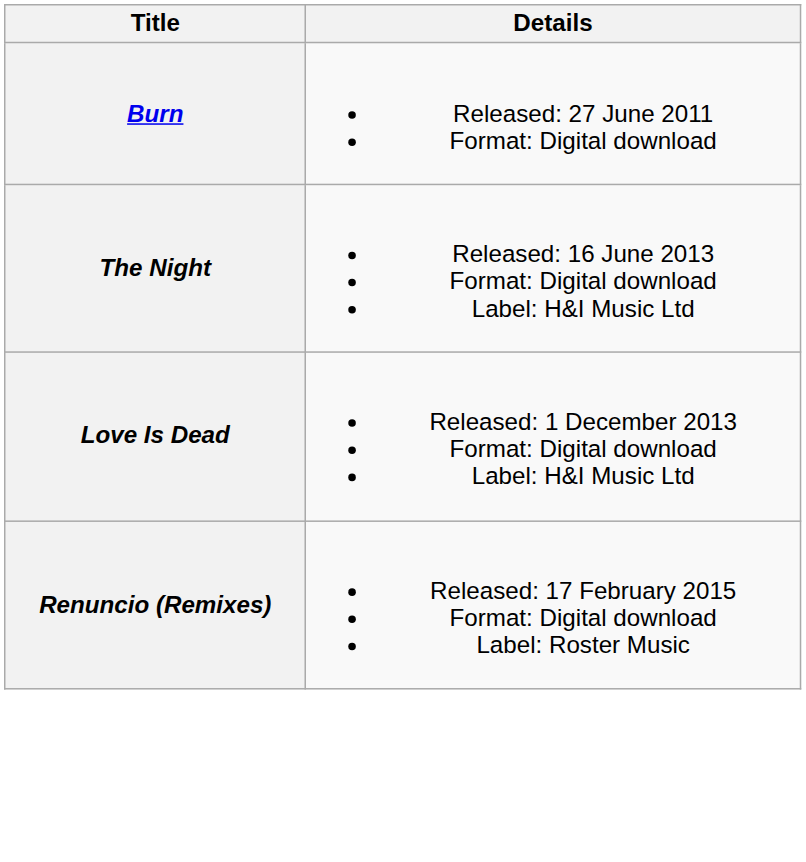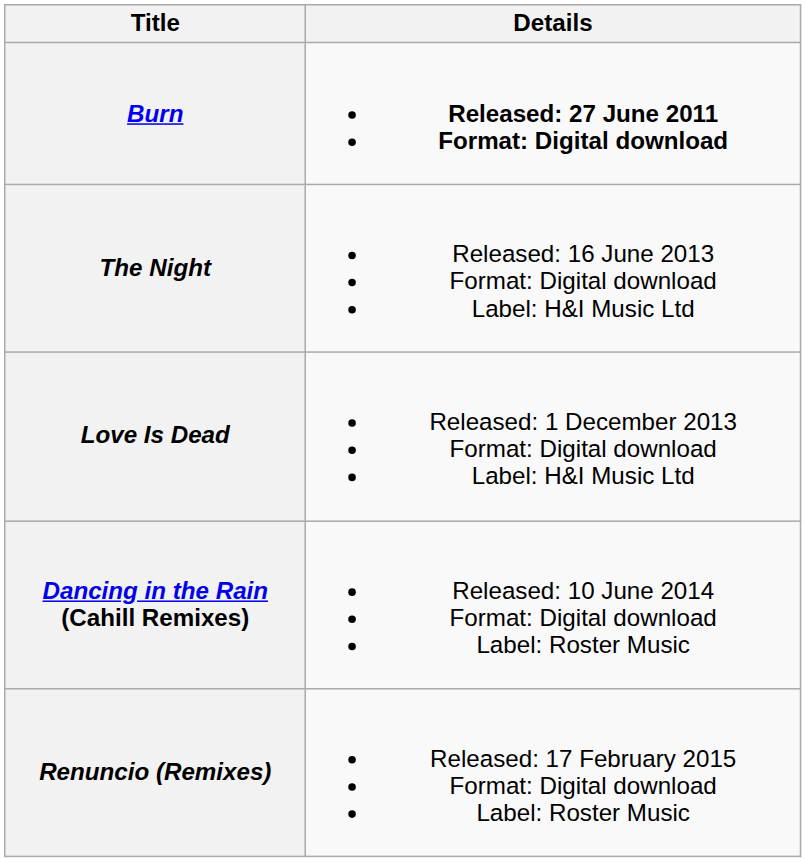(553, 127) normal -> (553, 127) bold
+ row: (155, 604)
